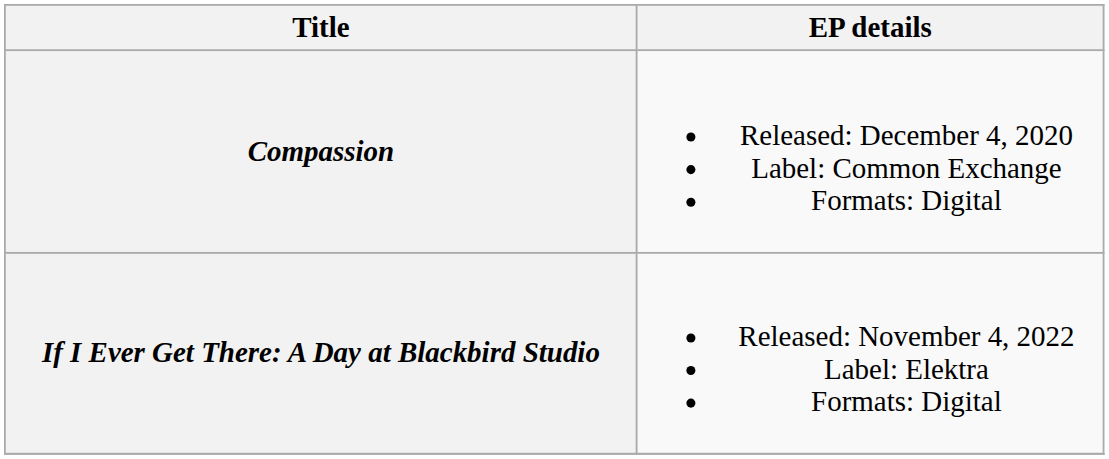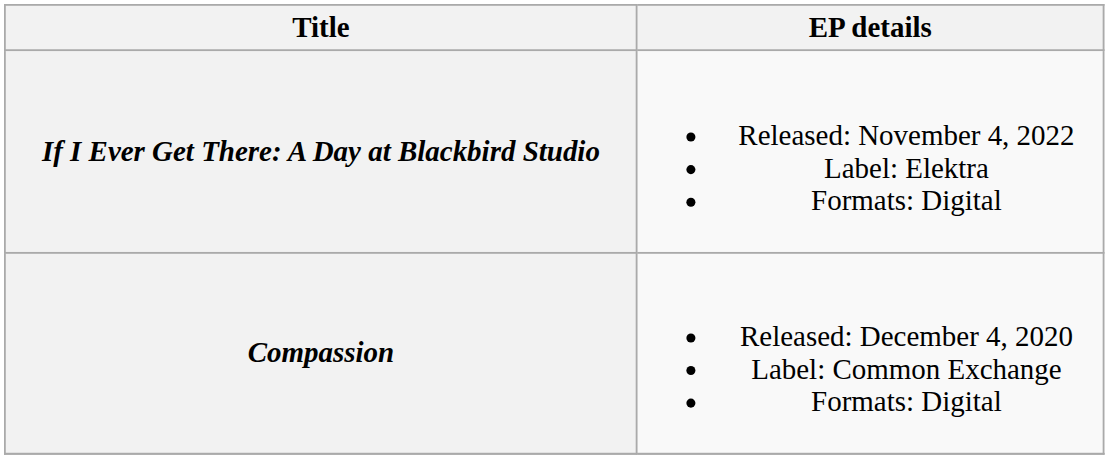rows swapped: (321, 151) <-> (321, 352)
